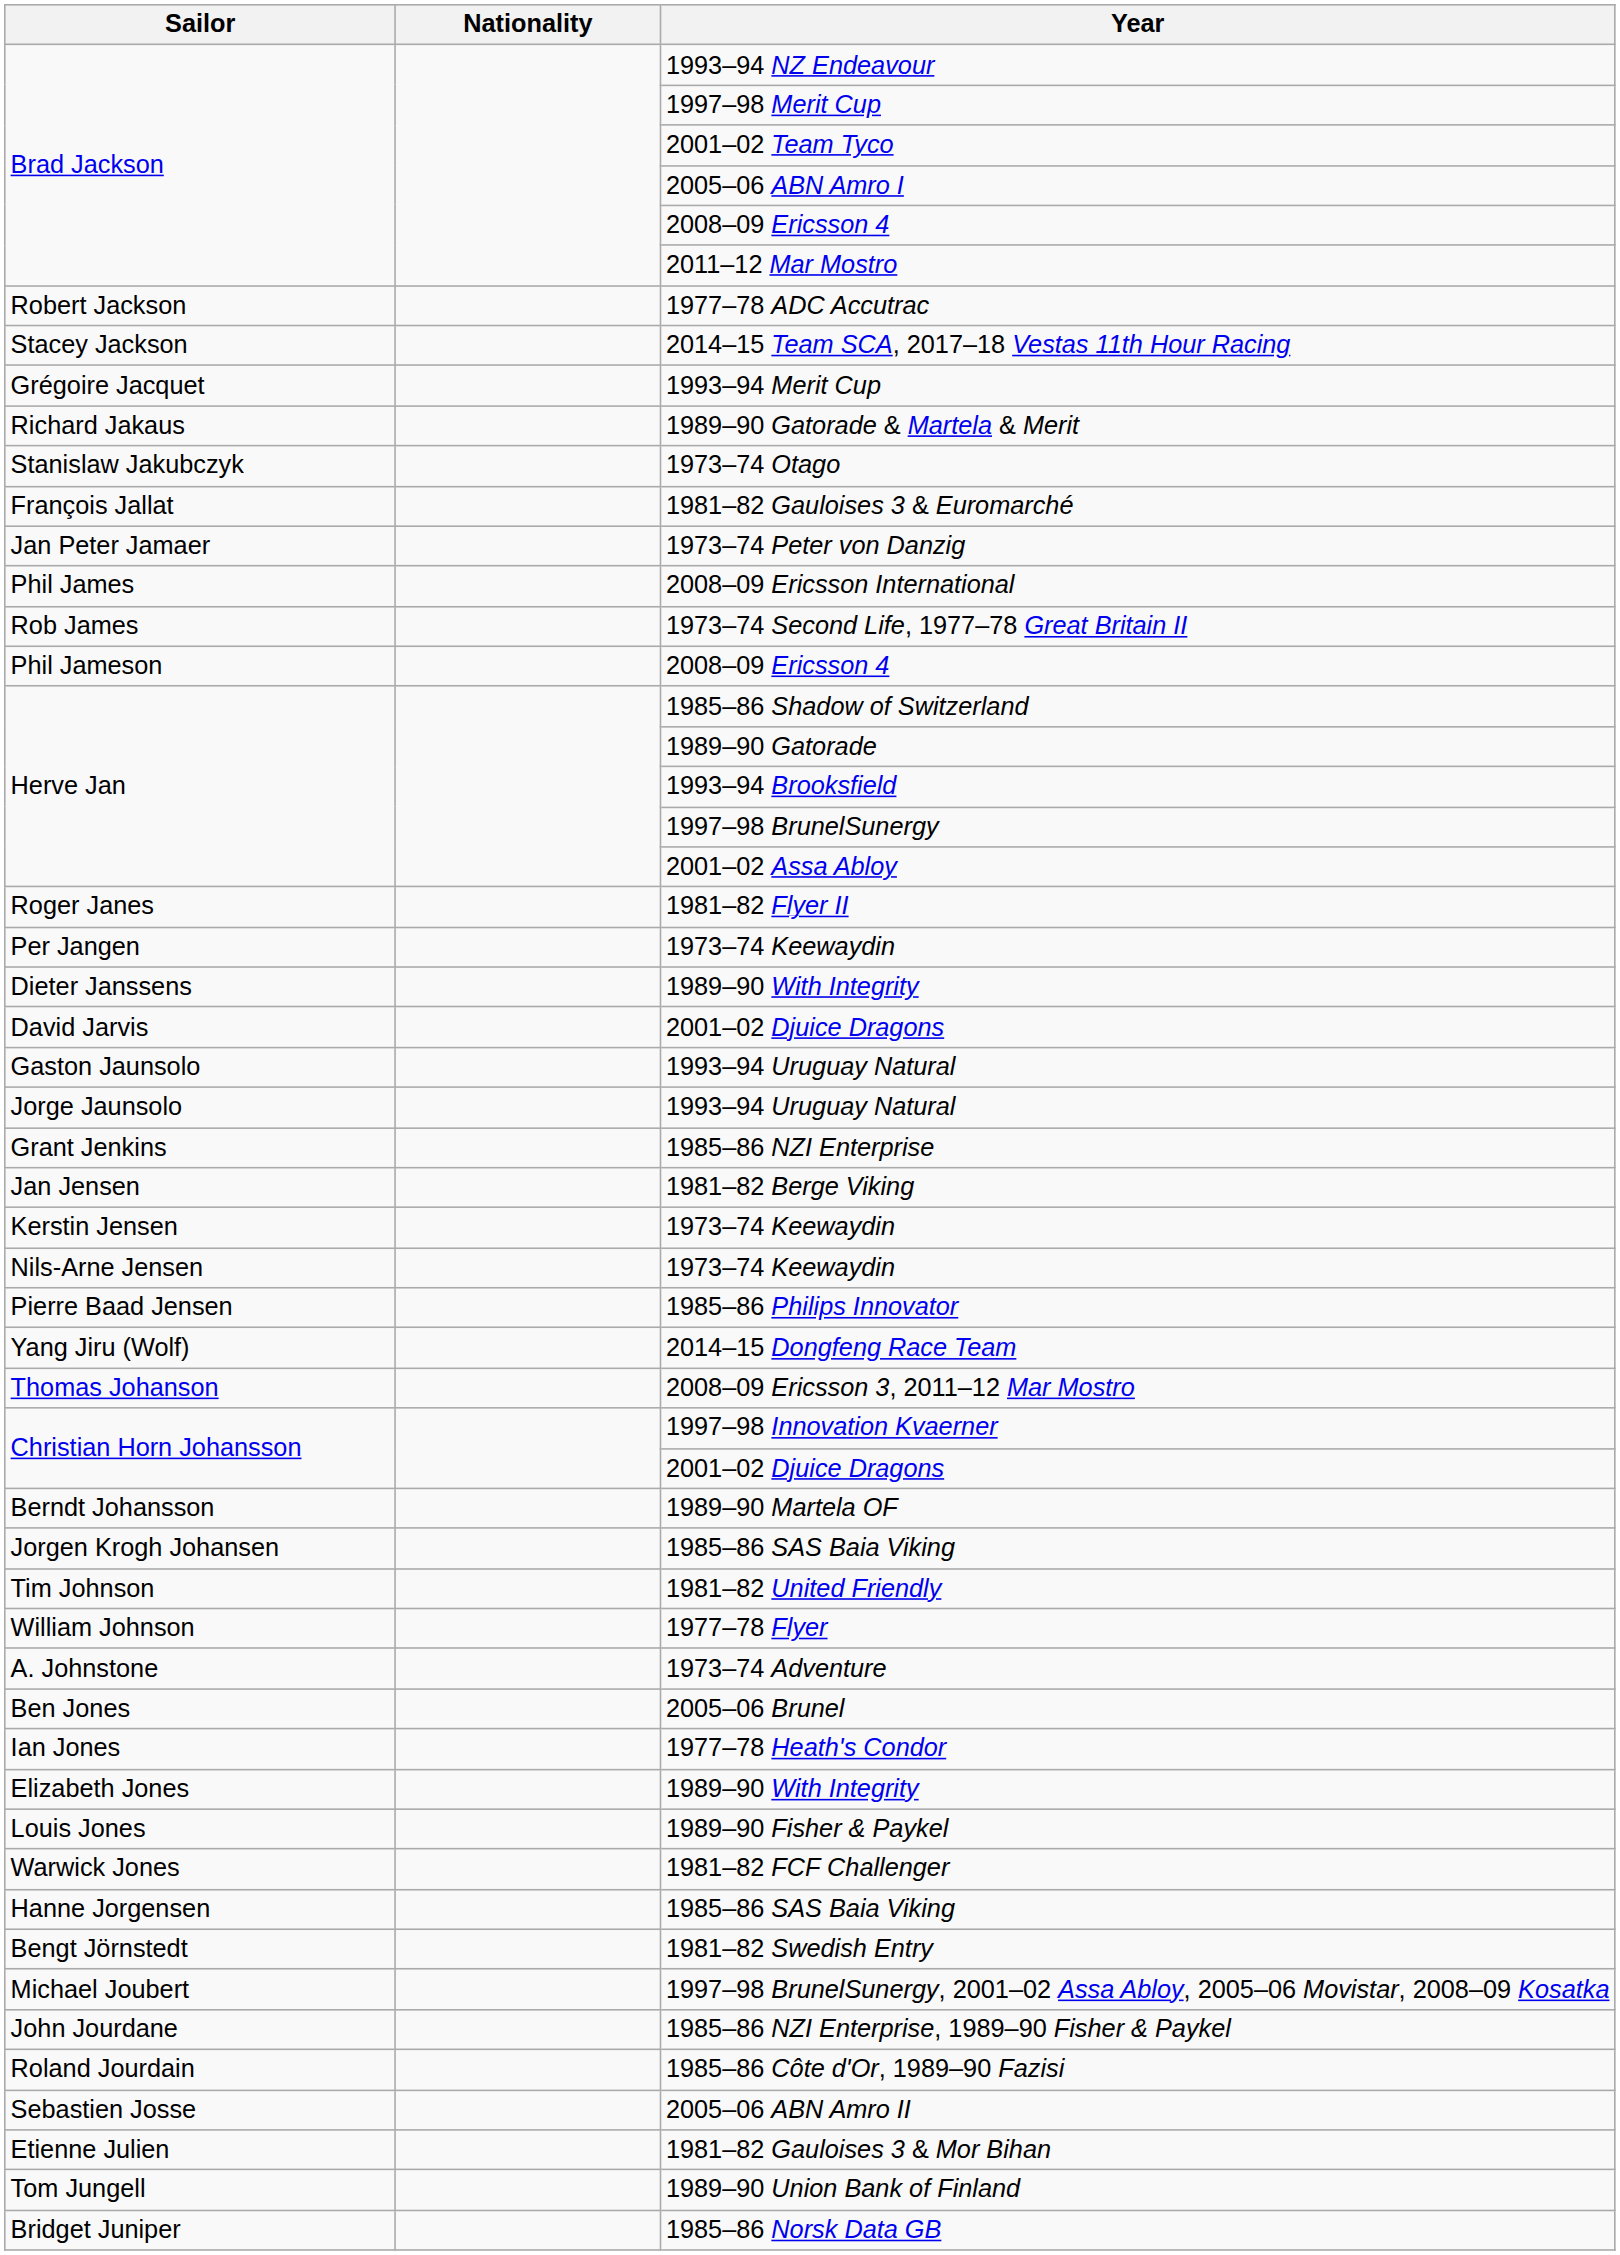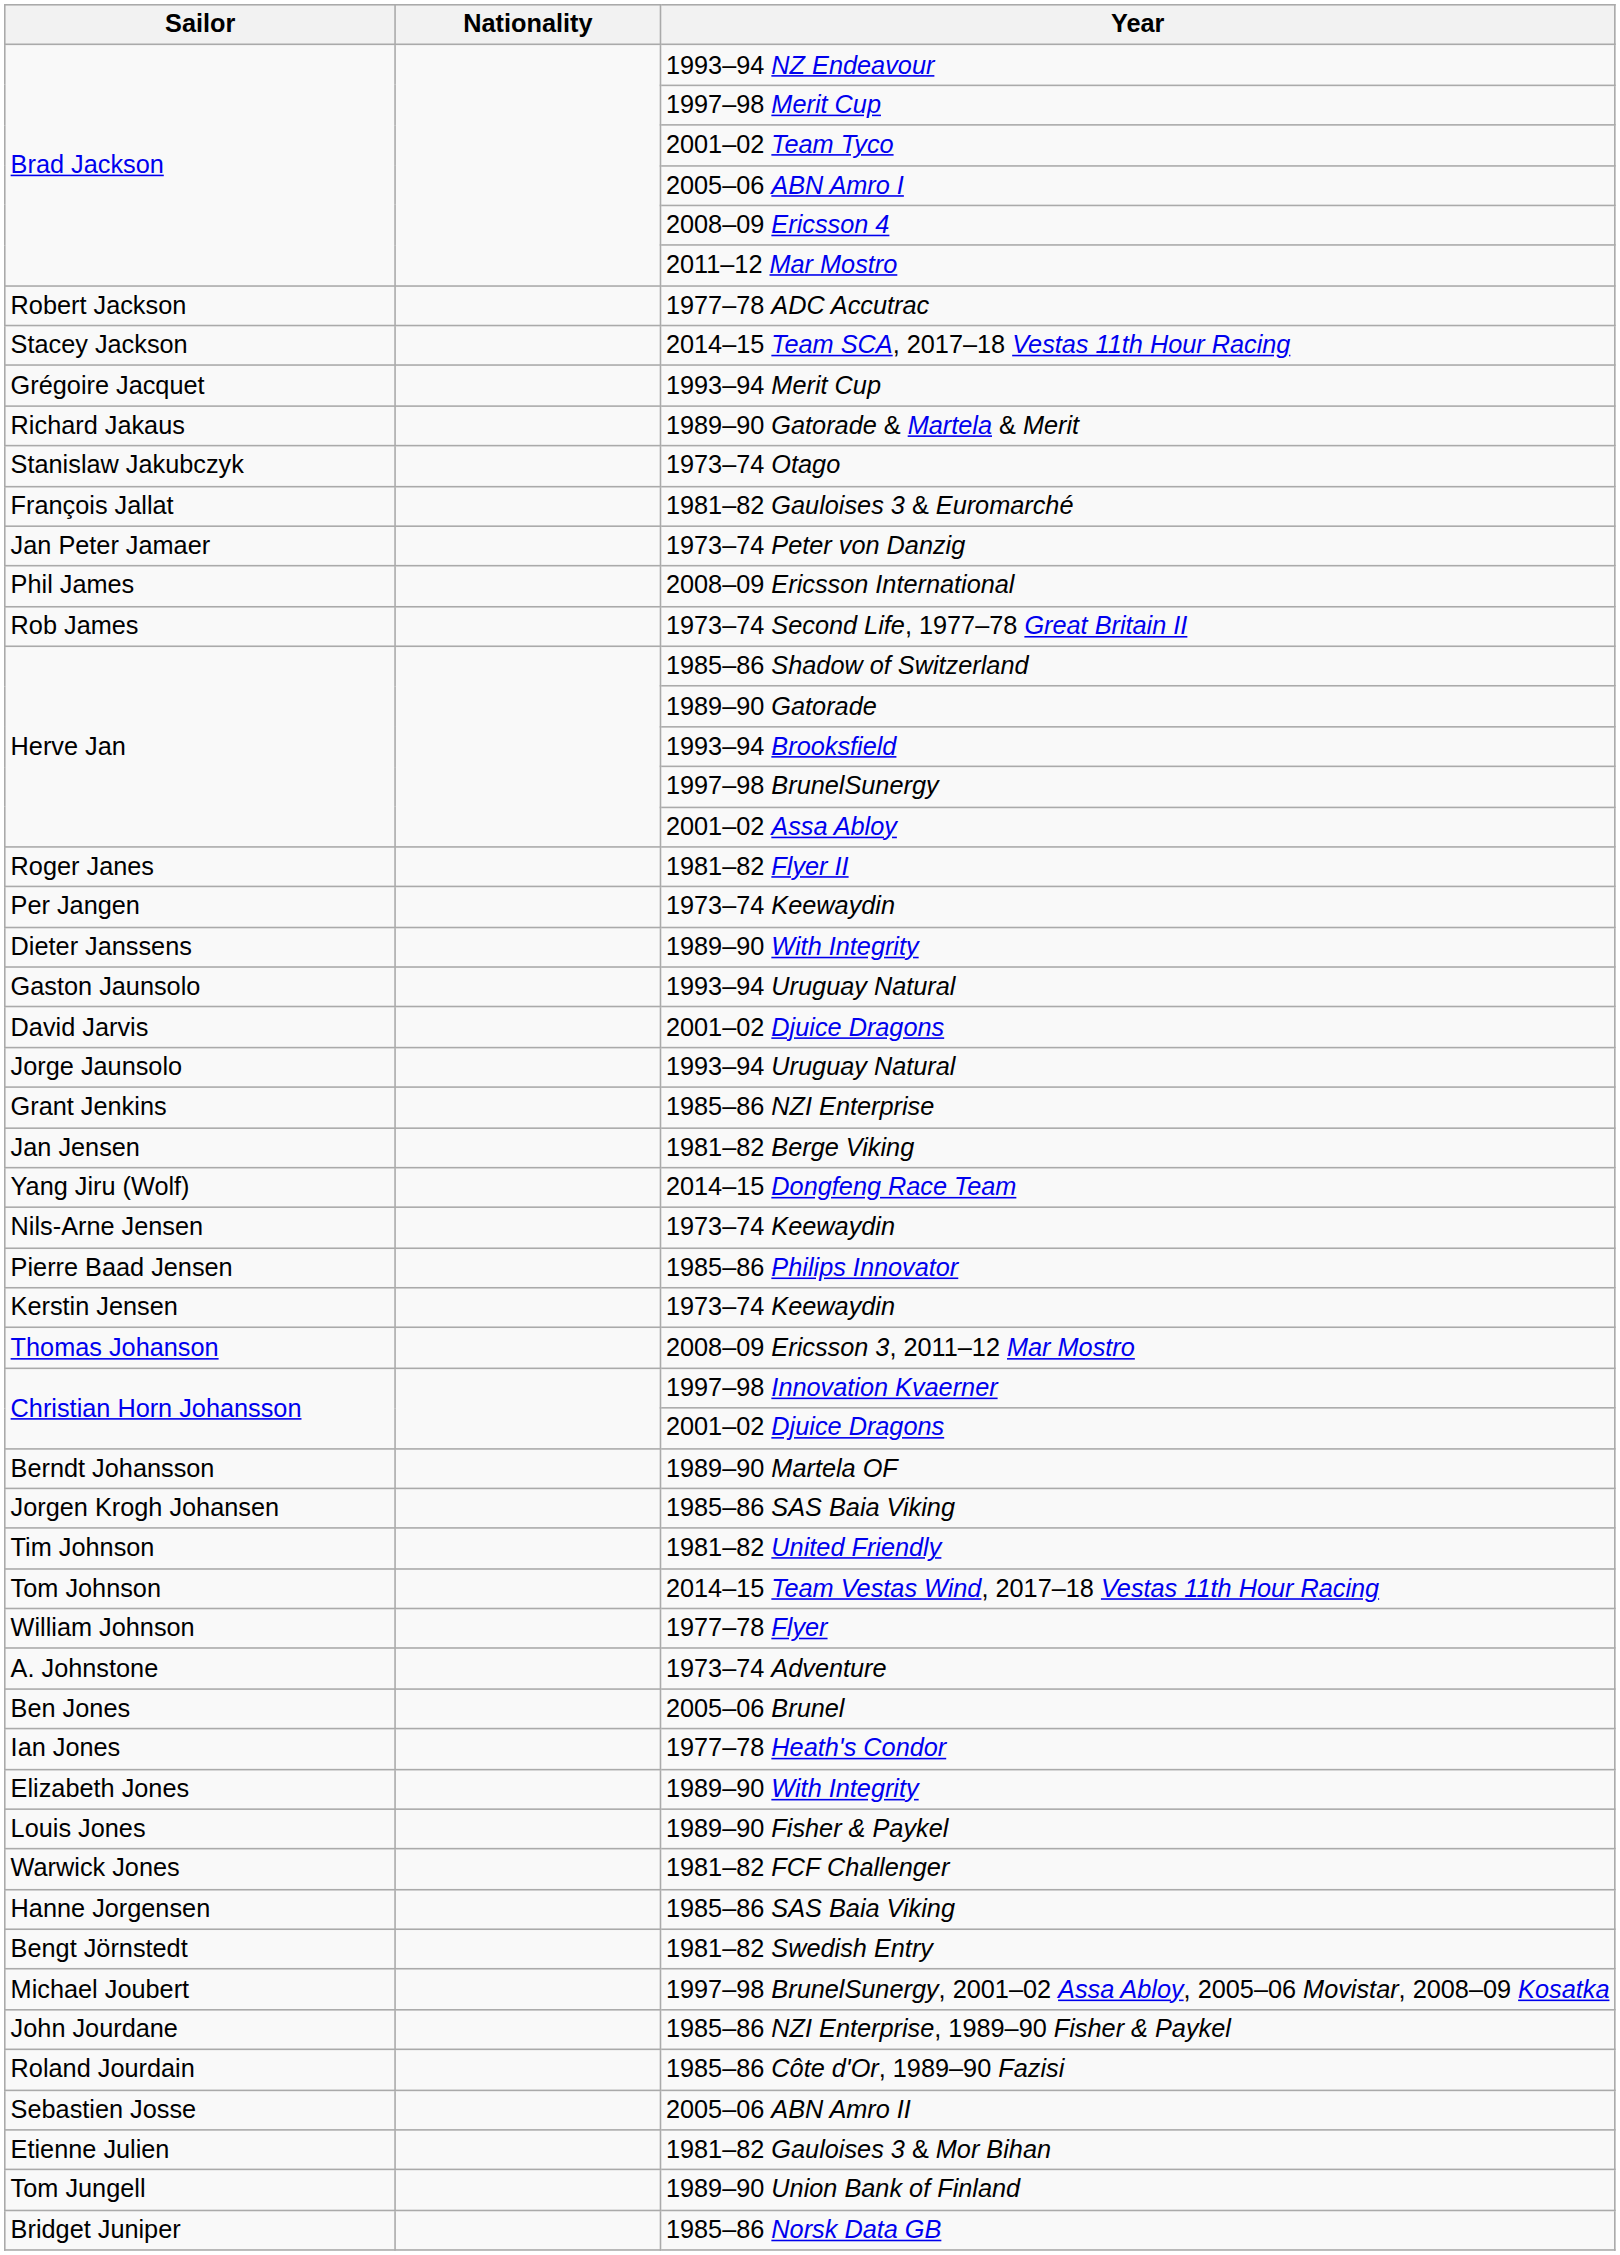- row: (86, 666)
rows swapped: (79, 1026) <-> (105, 1066)
rows swapped: (94, 1227) <-> (100, 1347)
+ row: (86, 1588)
